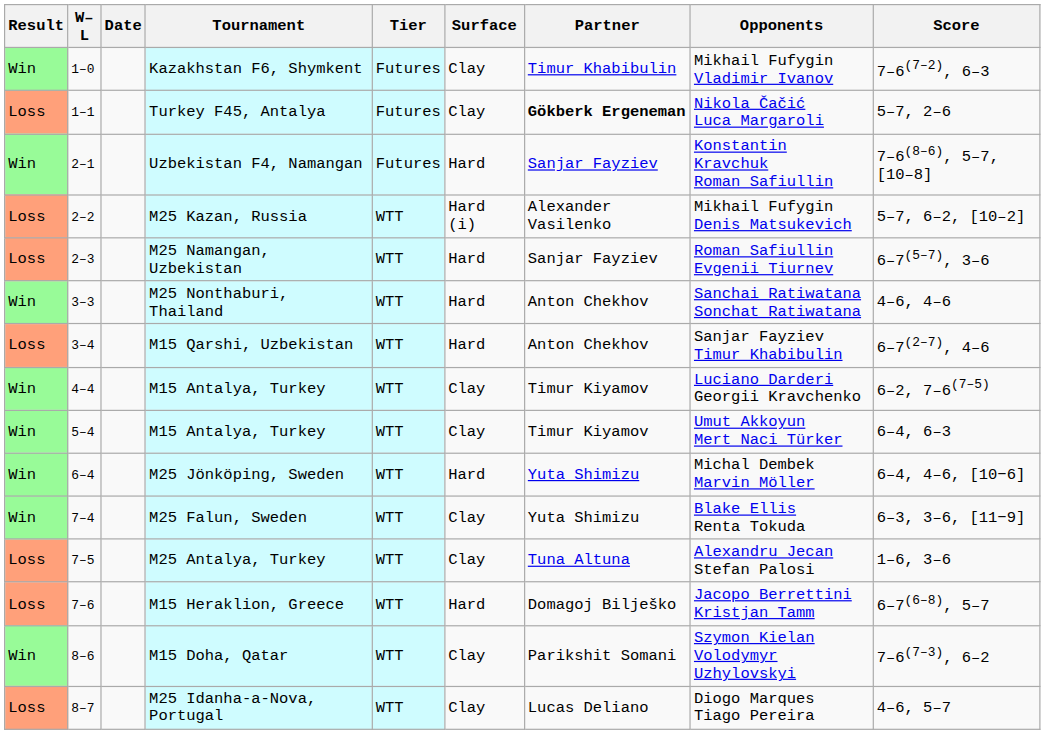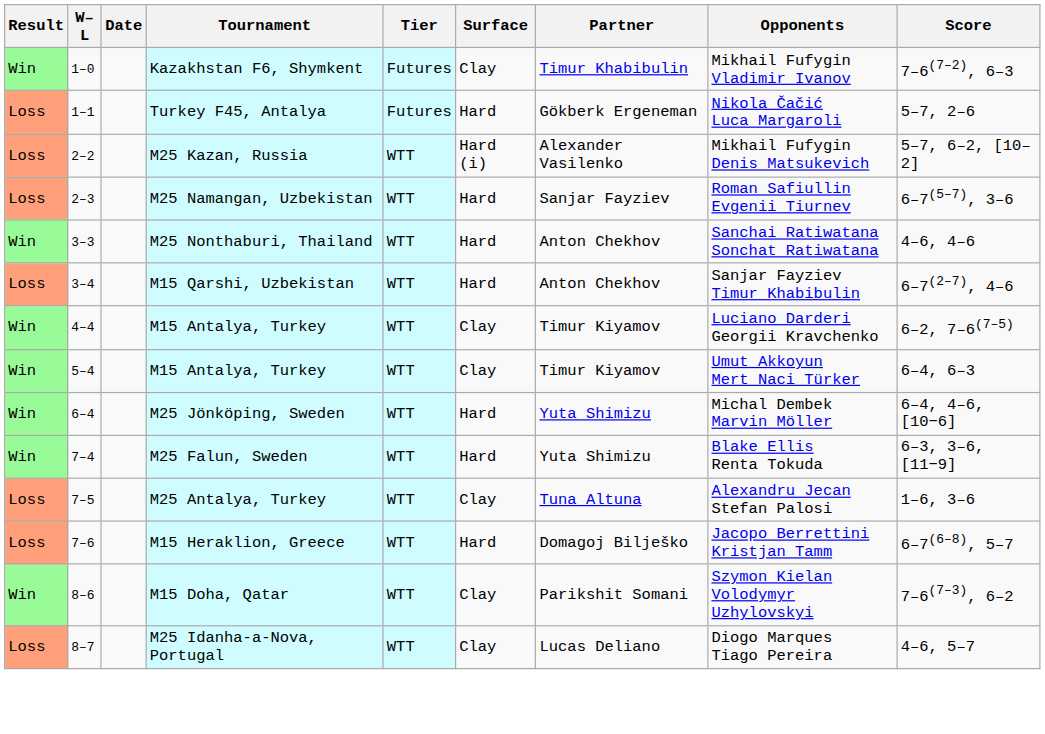(467, 112) Clay -> (478, 112) Hard
(607, 112) bold -> (618, 112) normal
- row: (83, 165)
(467, 518) Clay -> (478, 457) Hard
